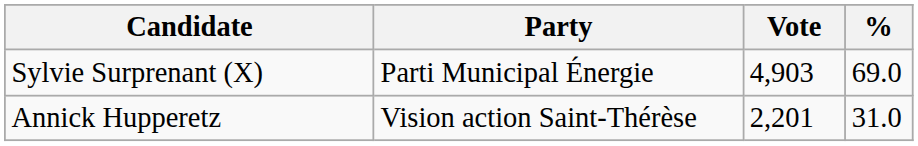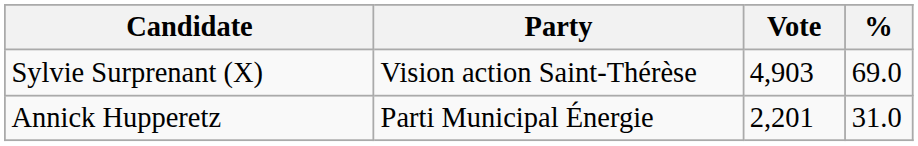(517, 72) Parti Municipal Énergie -> (539, 72) Vision action Saint-Thérèse
(539, 117) Vision action Saint-Thérèse -> (517, 117) Parti Municipal Énergie
